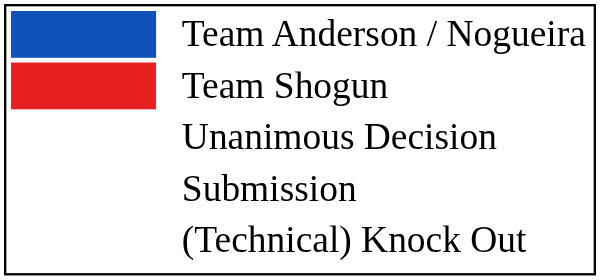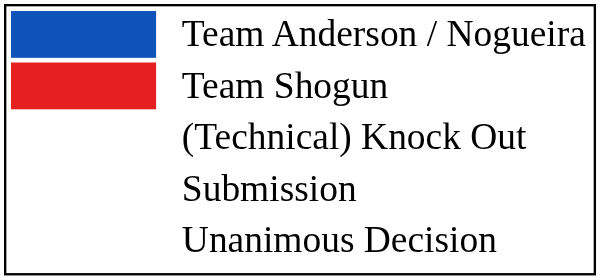rows swapped: (339, 136) <-> (354, 239)
